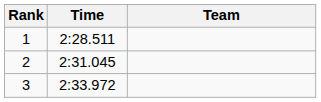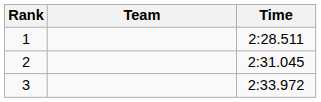columns swapped: (221, 16) <-> (87, 16)
